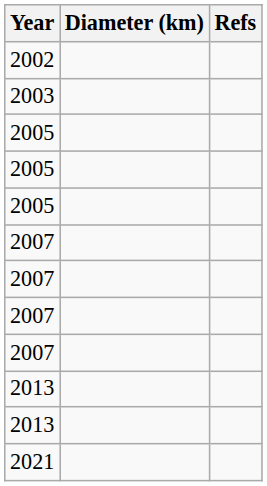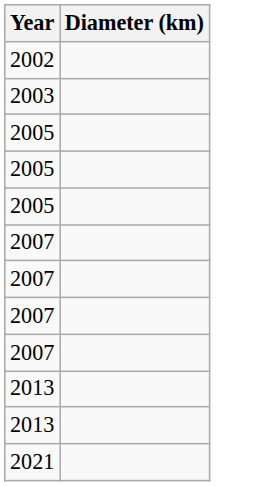- column: (235, 23)
